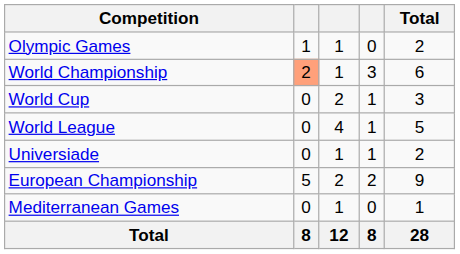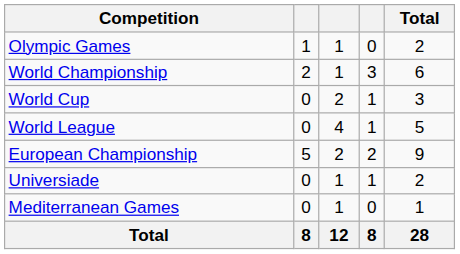(306, 73) lightsalmon background -> (306, 73) no background
rows swapped: (103, 181) <-> (54, 154)
